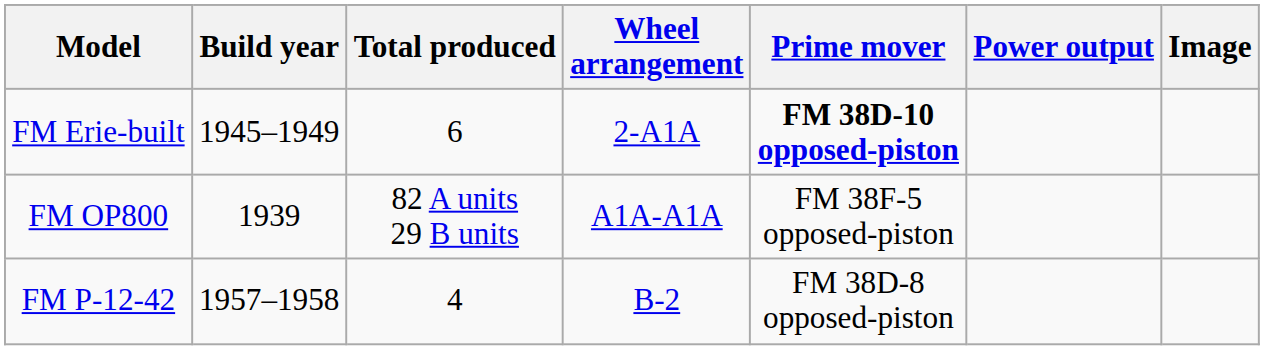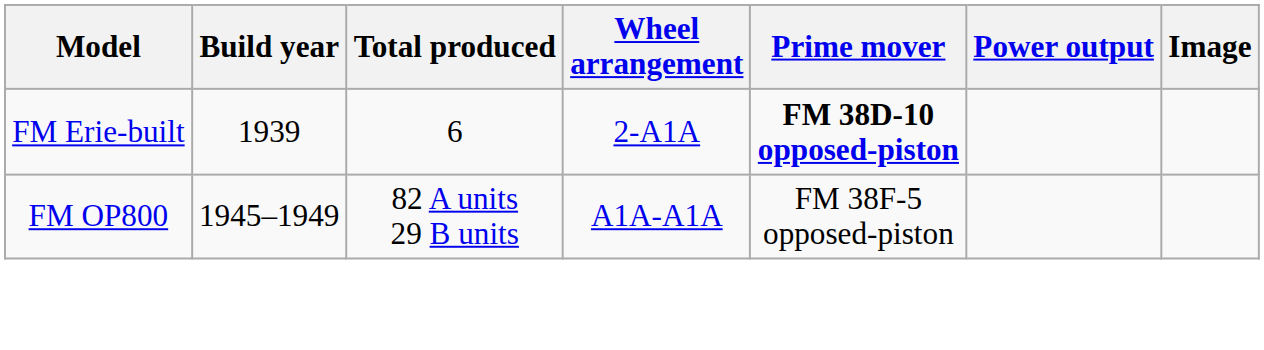(269, 131) 1945–1949 -> (269, 131) 1939
(269, 215) 1939 -> (269, 215) 1945–1949
- row: (98, 300)
